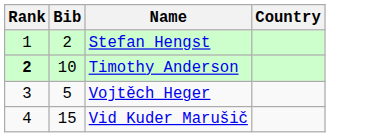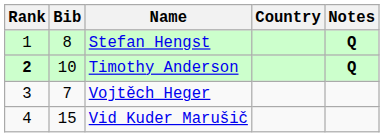+ column: (352, 17)
(67, 43) 2 -> (67, 43) 8
(67, 94) 5 -> (67, 94) 7
